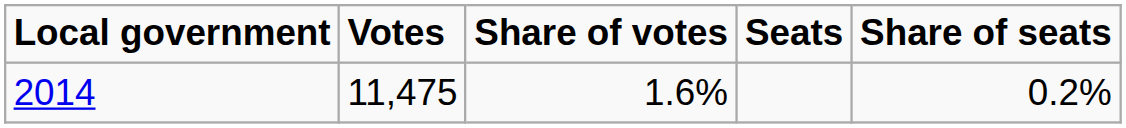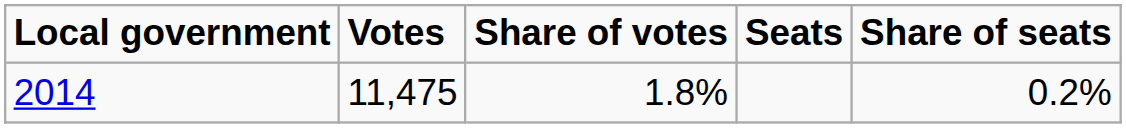(686, 92) 1.6% -> (686, 92) 1.8%
